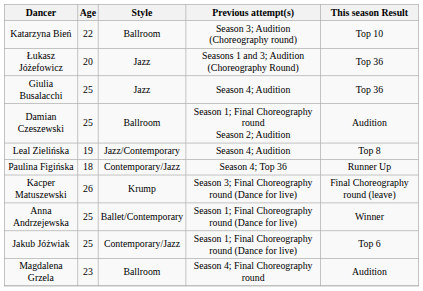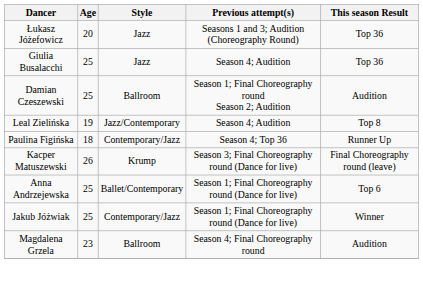- row: (41, 34)
(369, 217) Winner -> (369, 189) Top 6
(369, 245) Top 6 -> (369, 217) Winner
